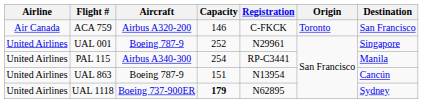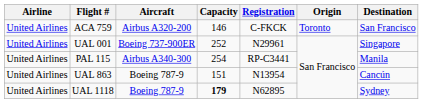(37, 28) Air Canada -> (37, 28) United Airlines
(157, 43) Boeing 787-9 -> (157, 43) Boeing 737-900ER
(157, 91) Boeing 737-900ER -> (157, 91) Boeing 787-9
